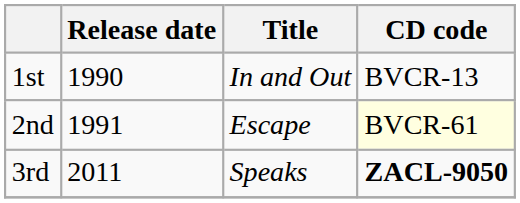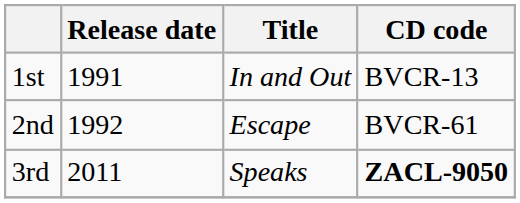(95, 76) 1990 -> (95, 76) 1991
(95, 124) 1991 -> (95, 124) 1992
(422, 124) lightyellow background -> (422, 124) no background
